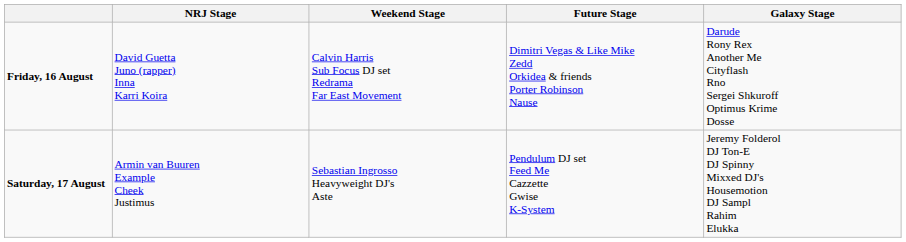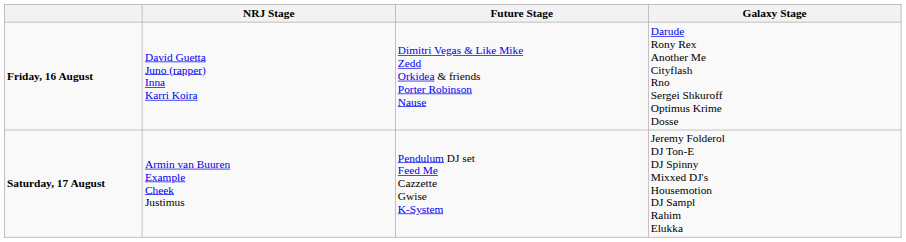- column: (408, 13)
